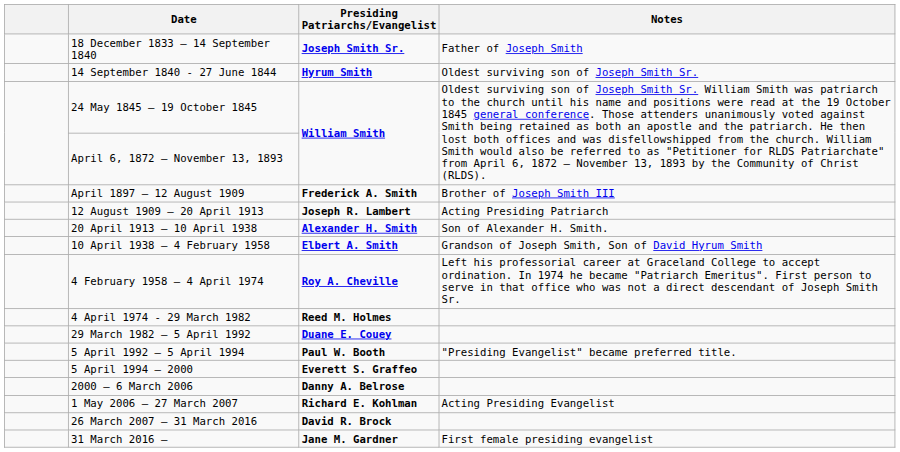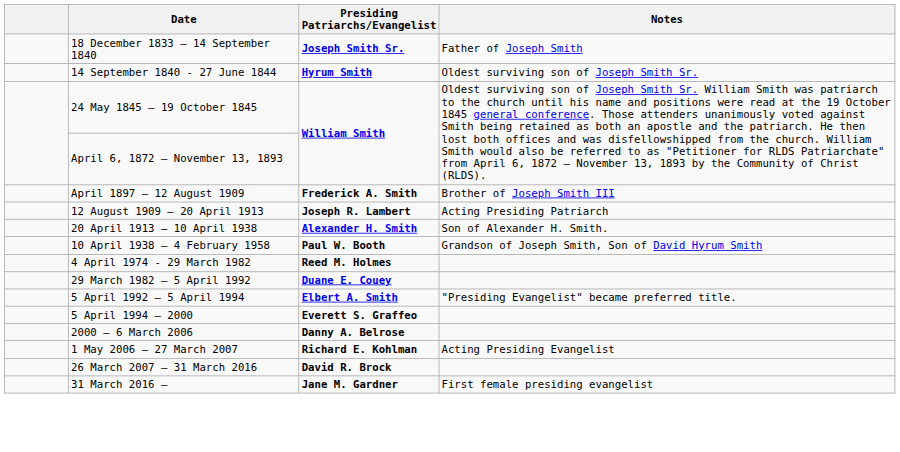(350, 245) Elbert A. Smith -> (343, 245) Paul W. Booth
- row: (167, 281)
(343, 352) Paul W. Booth -> (350, 298) Elbert A. Smith
